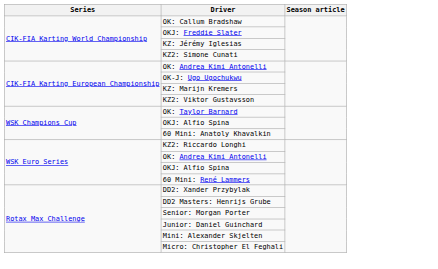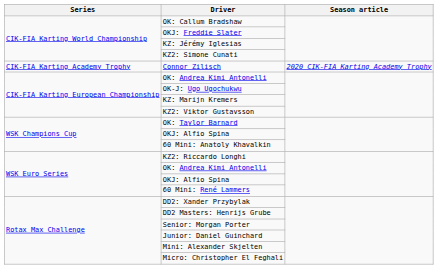+ row: (68, 67)
